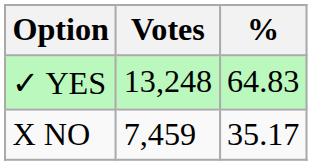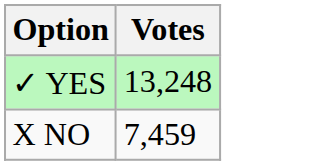- column: (263, 30)
